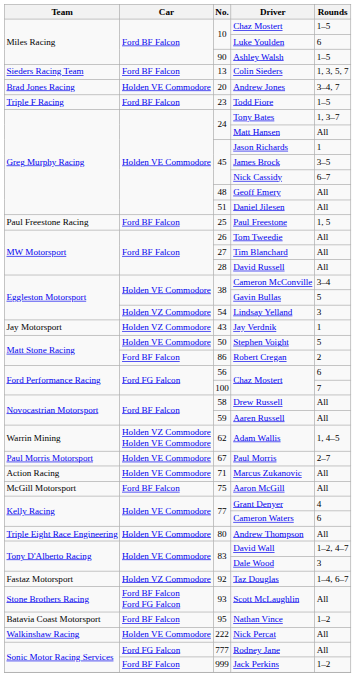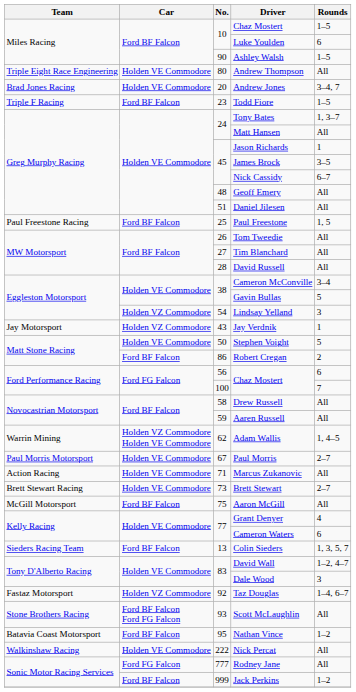rows swapped: (222, 71) <-> (222, 533)
+ row: (222, 488)
